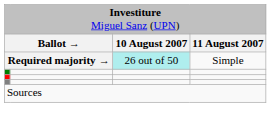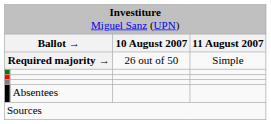(151, 60) paleturquoise background -> (151, 60) no background
+ row: (7, 93)
